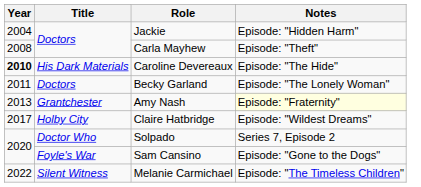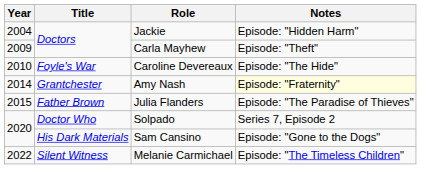(19, 48) 2008 -> (19, 48) 2009
(19, 66) bold -> (19, 66) normal
(83, 66) His Dark Materials -> (66, 66) Foyle's War
- row: (170, 84)
(19, 102) 2013 -> (19, 84) 2014
+ row: (169, 102)
- row: (174, 119)
(66, 155) Foyle's War -> (83, 137) His Dark Materials
